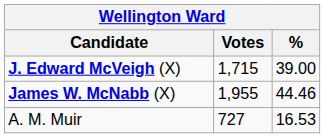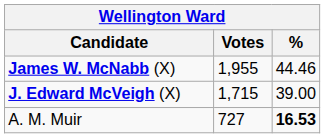rows swapped: (92, 94) <-> (94, 68)
(296, 119) normal -> (296, 119) bold
